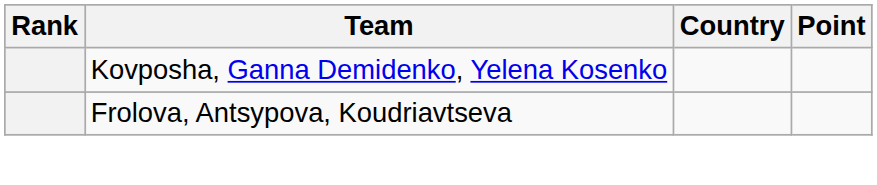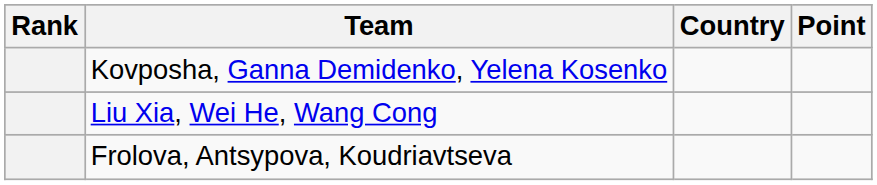+ row: (264, 112)
